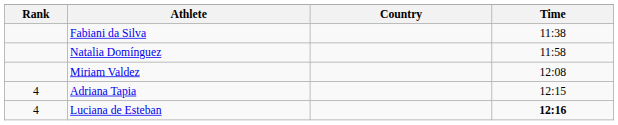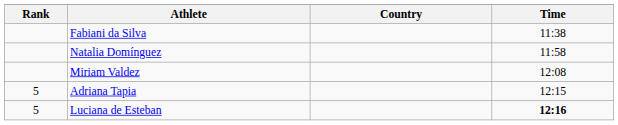(36, 91) 4 -> (36, 91) 5
(36, 110) 4 -> (36, 110) 5
